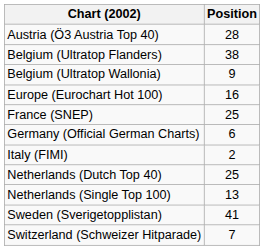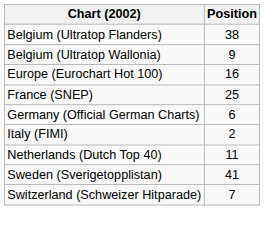- row: (83, 34)
(232, 174) 25 -> (232, 154) 11
- row: (89, 194)
